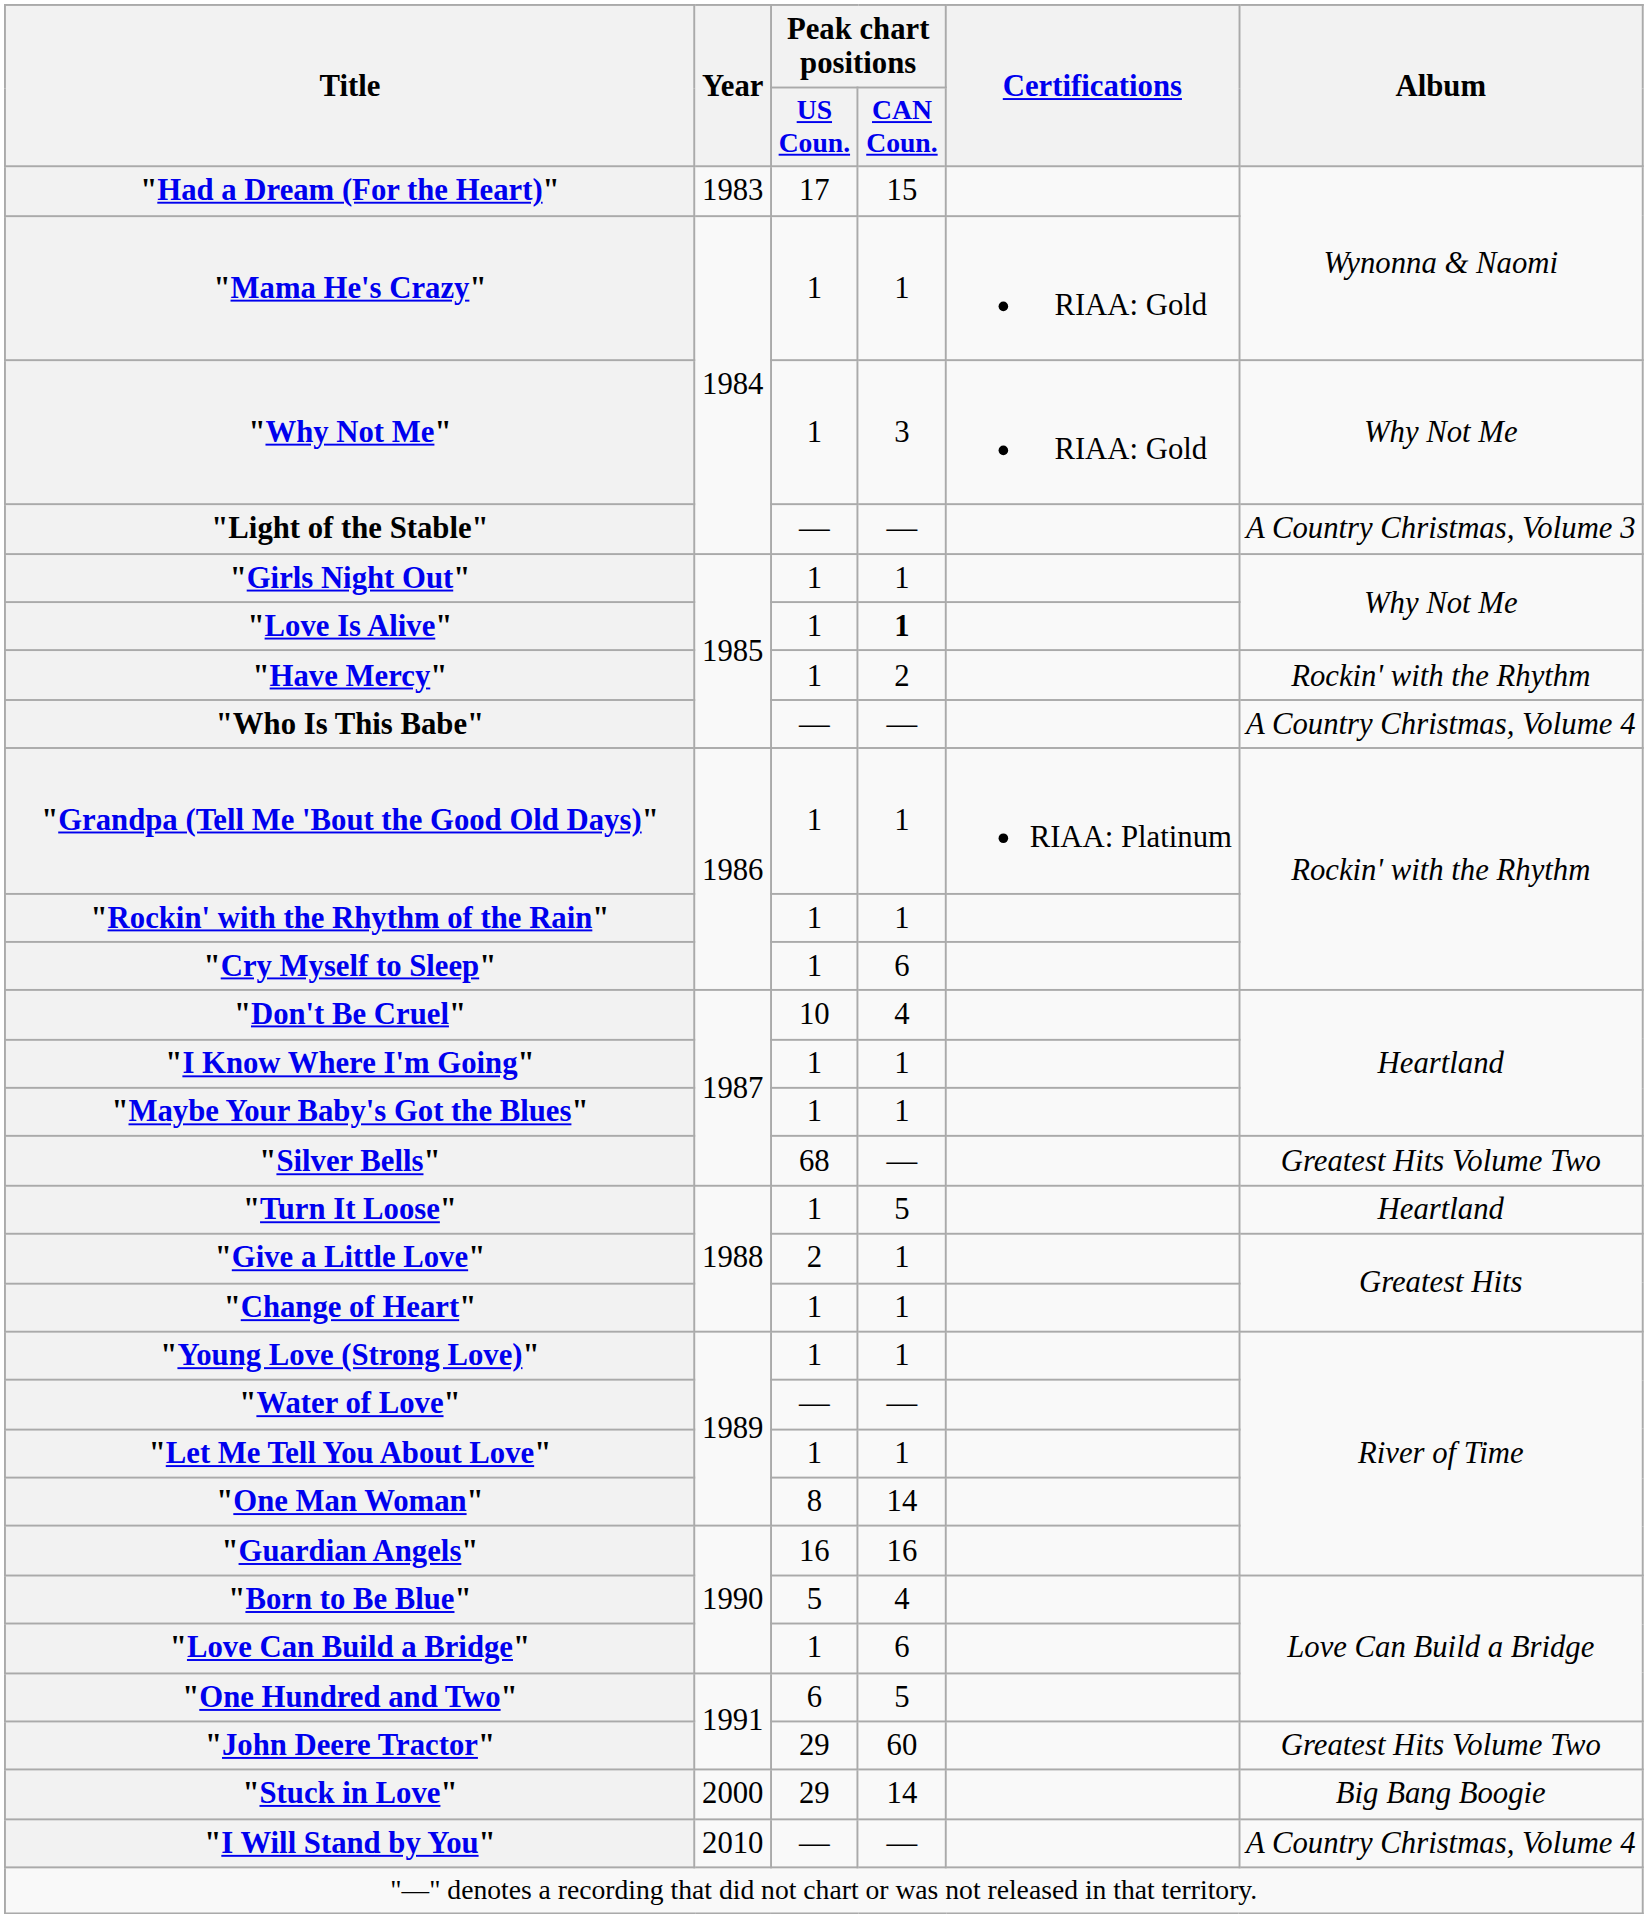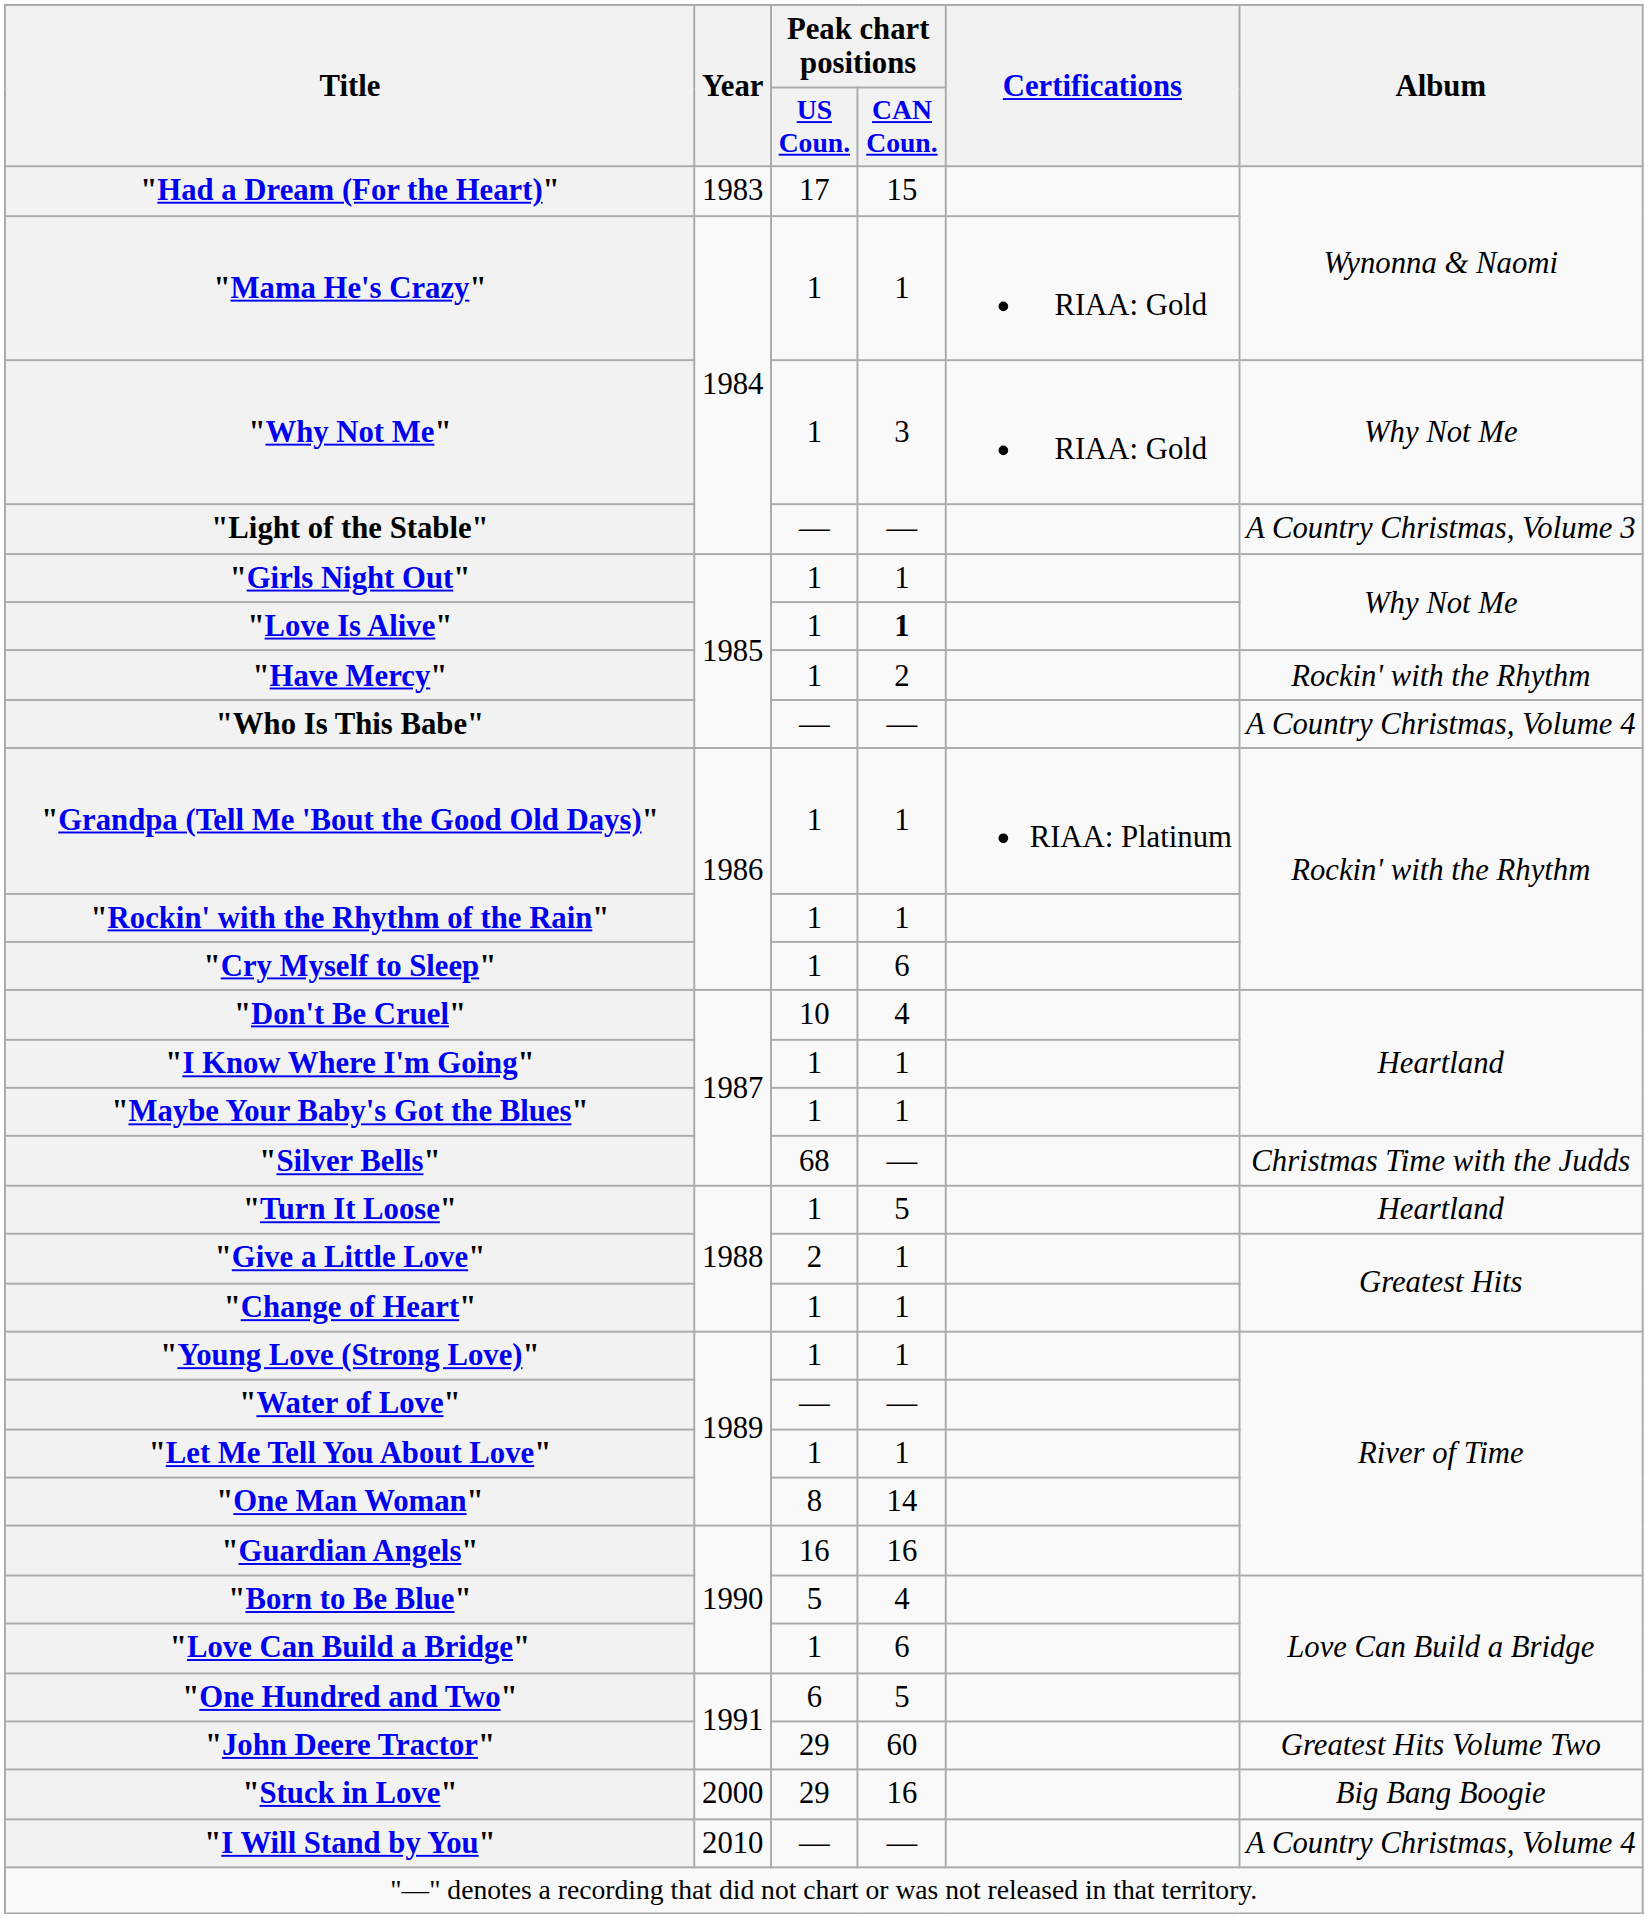(1441, 1160) Greatest Hits Volume Two -> (1441, 1160) Christmas Time with the Judds
(902, 1793) 14 -> (902, 1793) 16
